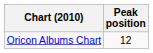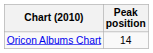(126, 40) 12 -> (126, 40) 14
